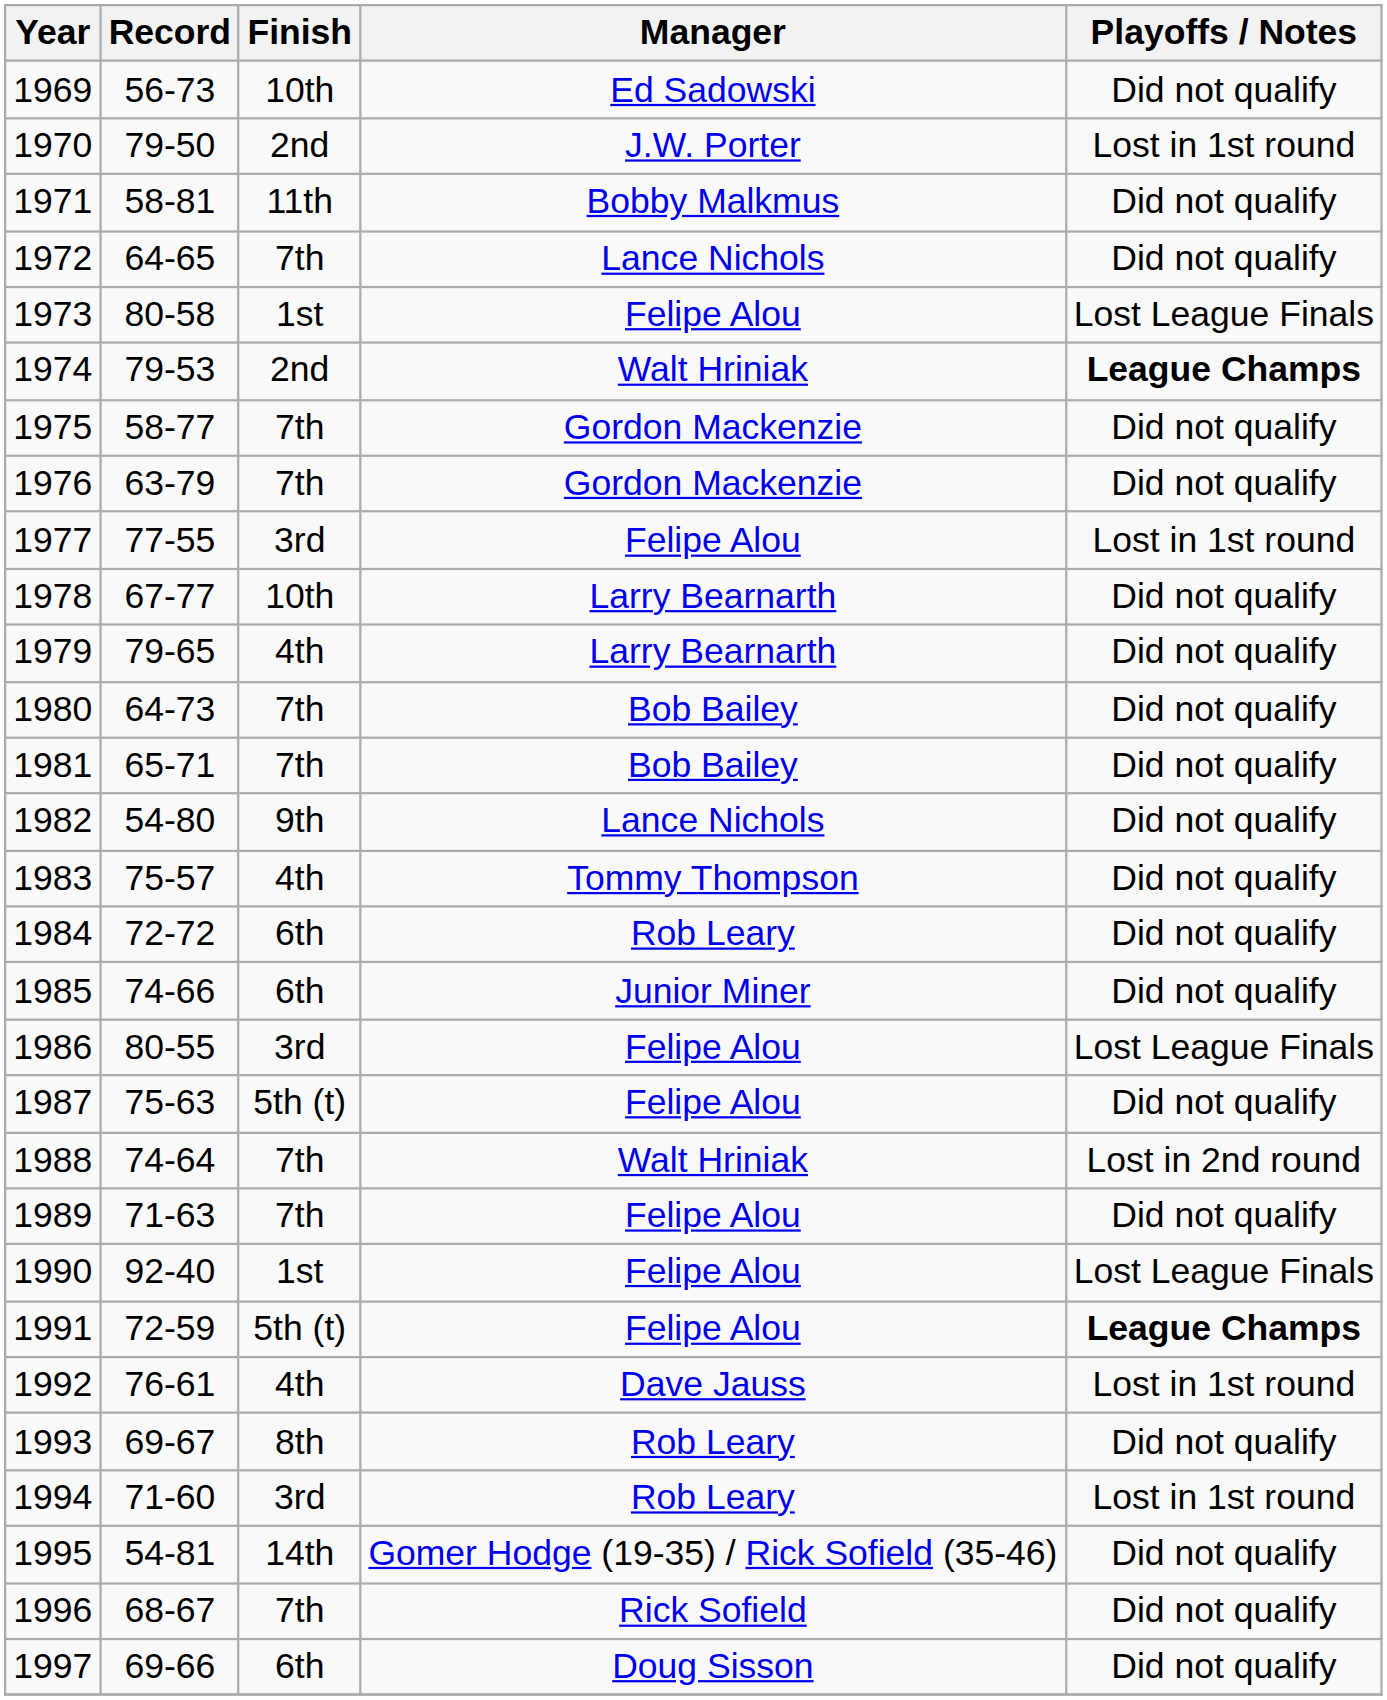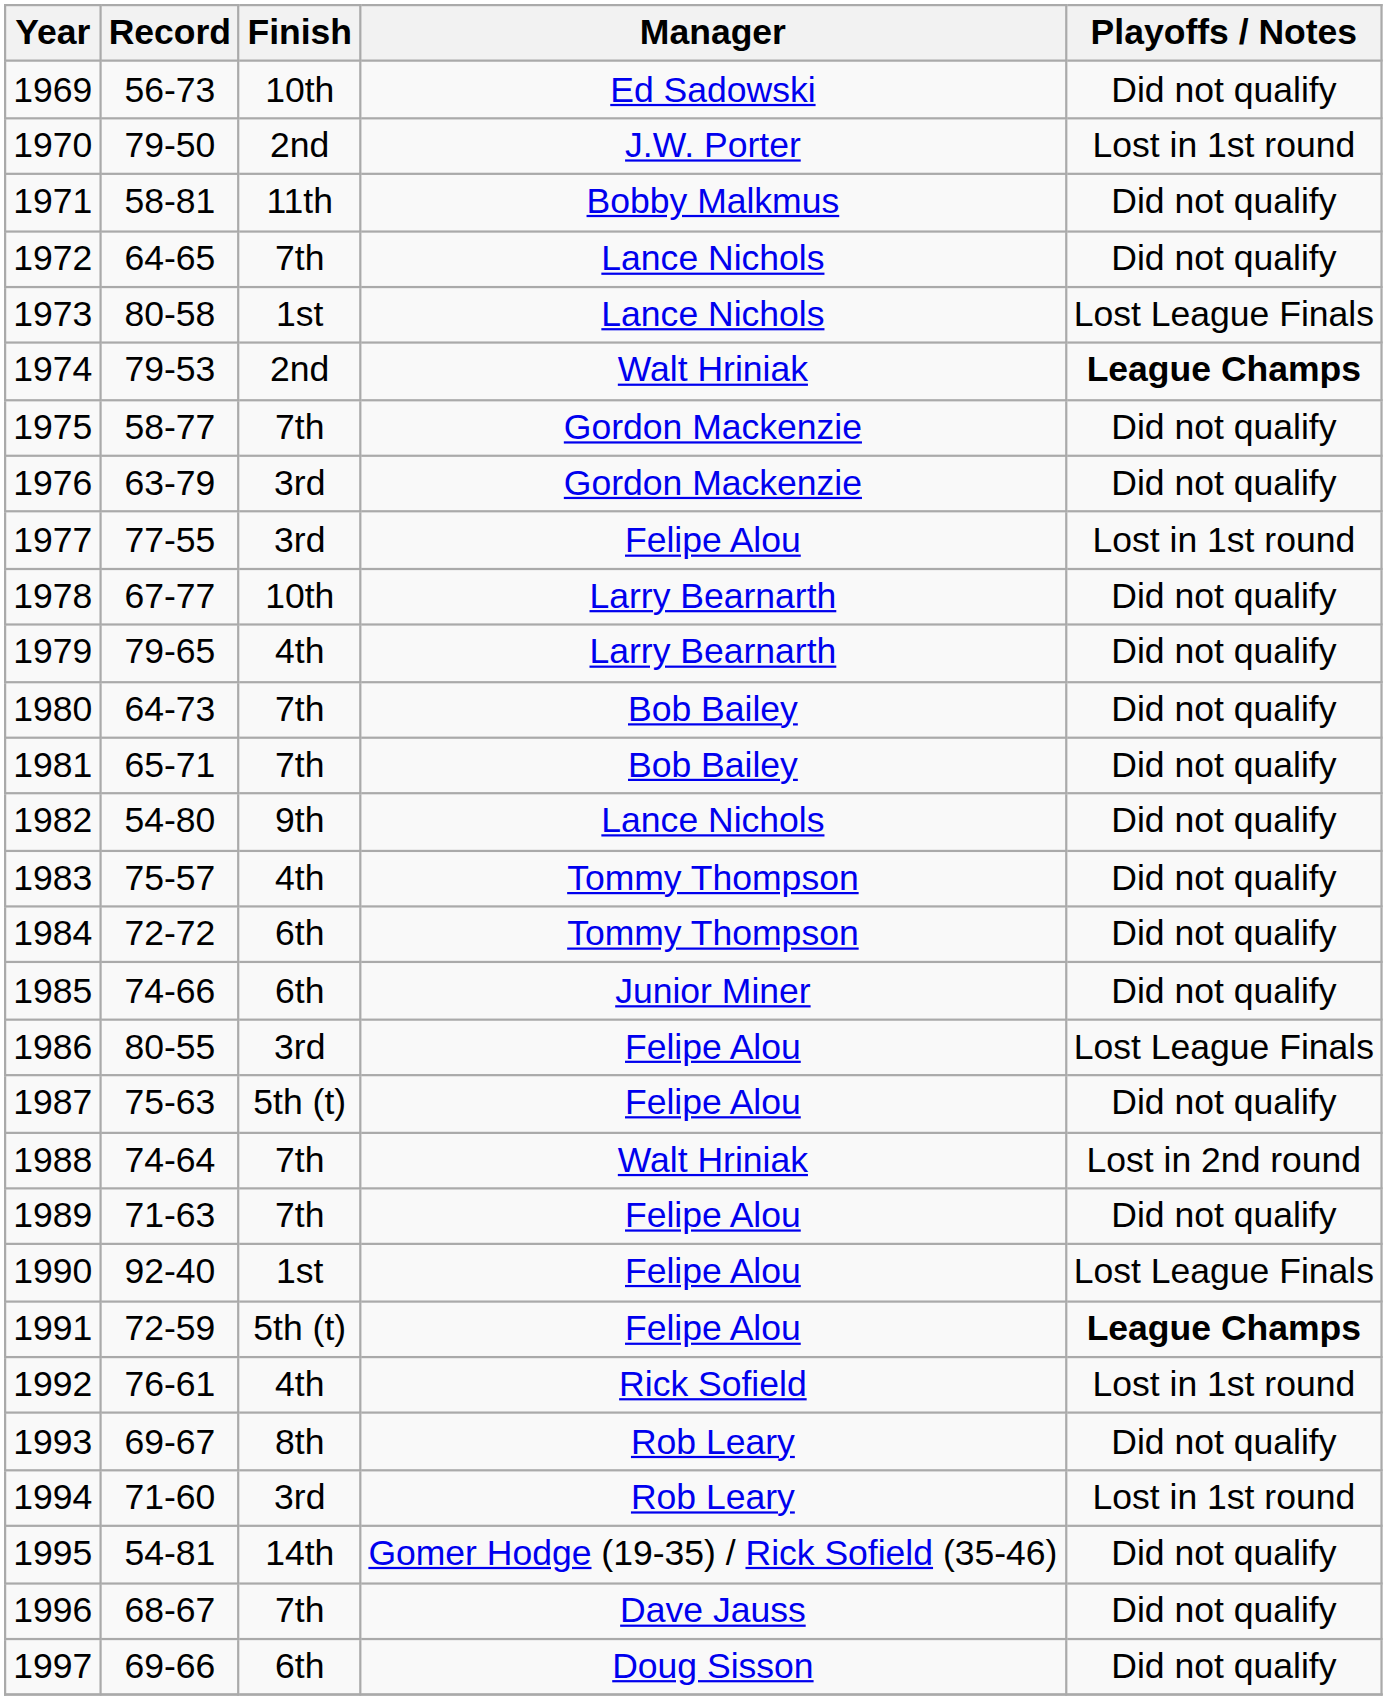(713, 314) Felipe Alou -> (713, 314) Lance Nichols
(300, 483) 7th -> (300, 483) 3rd
(713, 933) Rob Leary -> (713, 933) Tommy Thompson
(713, 1384) Dave Jauss -> (713, 1384) Rick Sofield
(713, 1609) Rick Sofield -> (713, 1609) Dave Jauss
